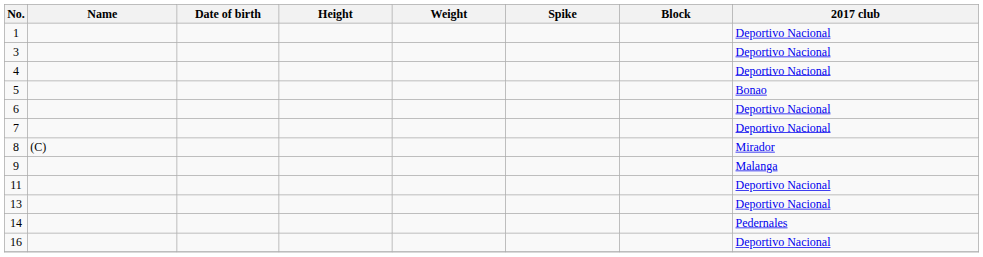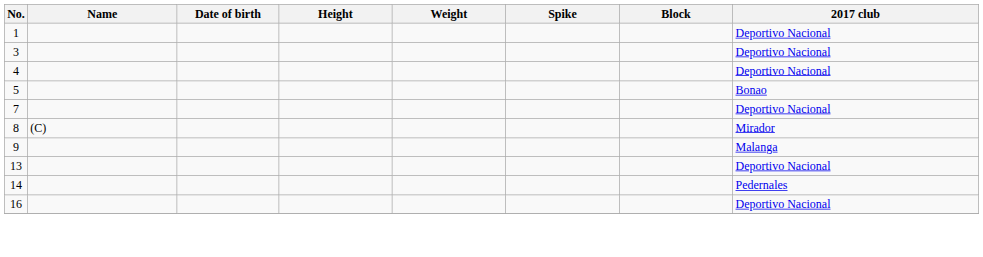- row: (16, 109)
- row: (16, 185)
